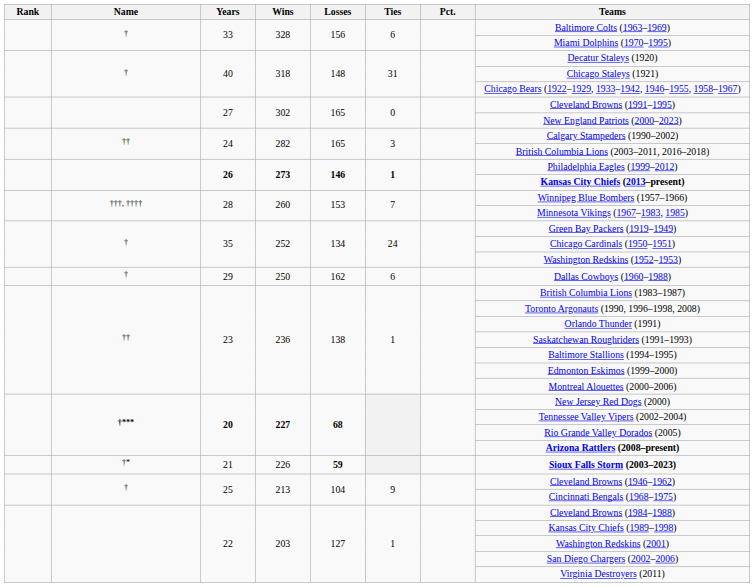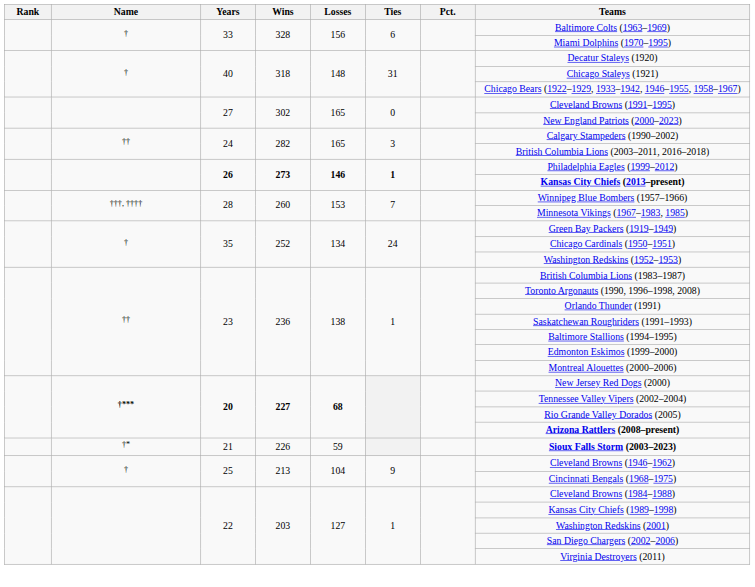- row: (228, 276)
(338, 465) bold -> (338, 446) normal
